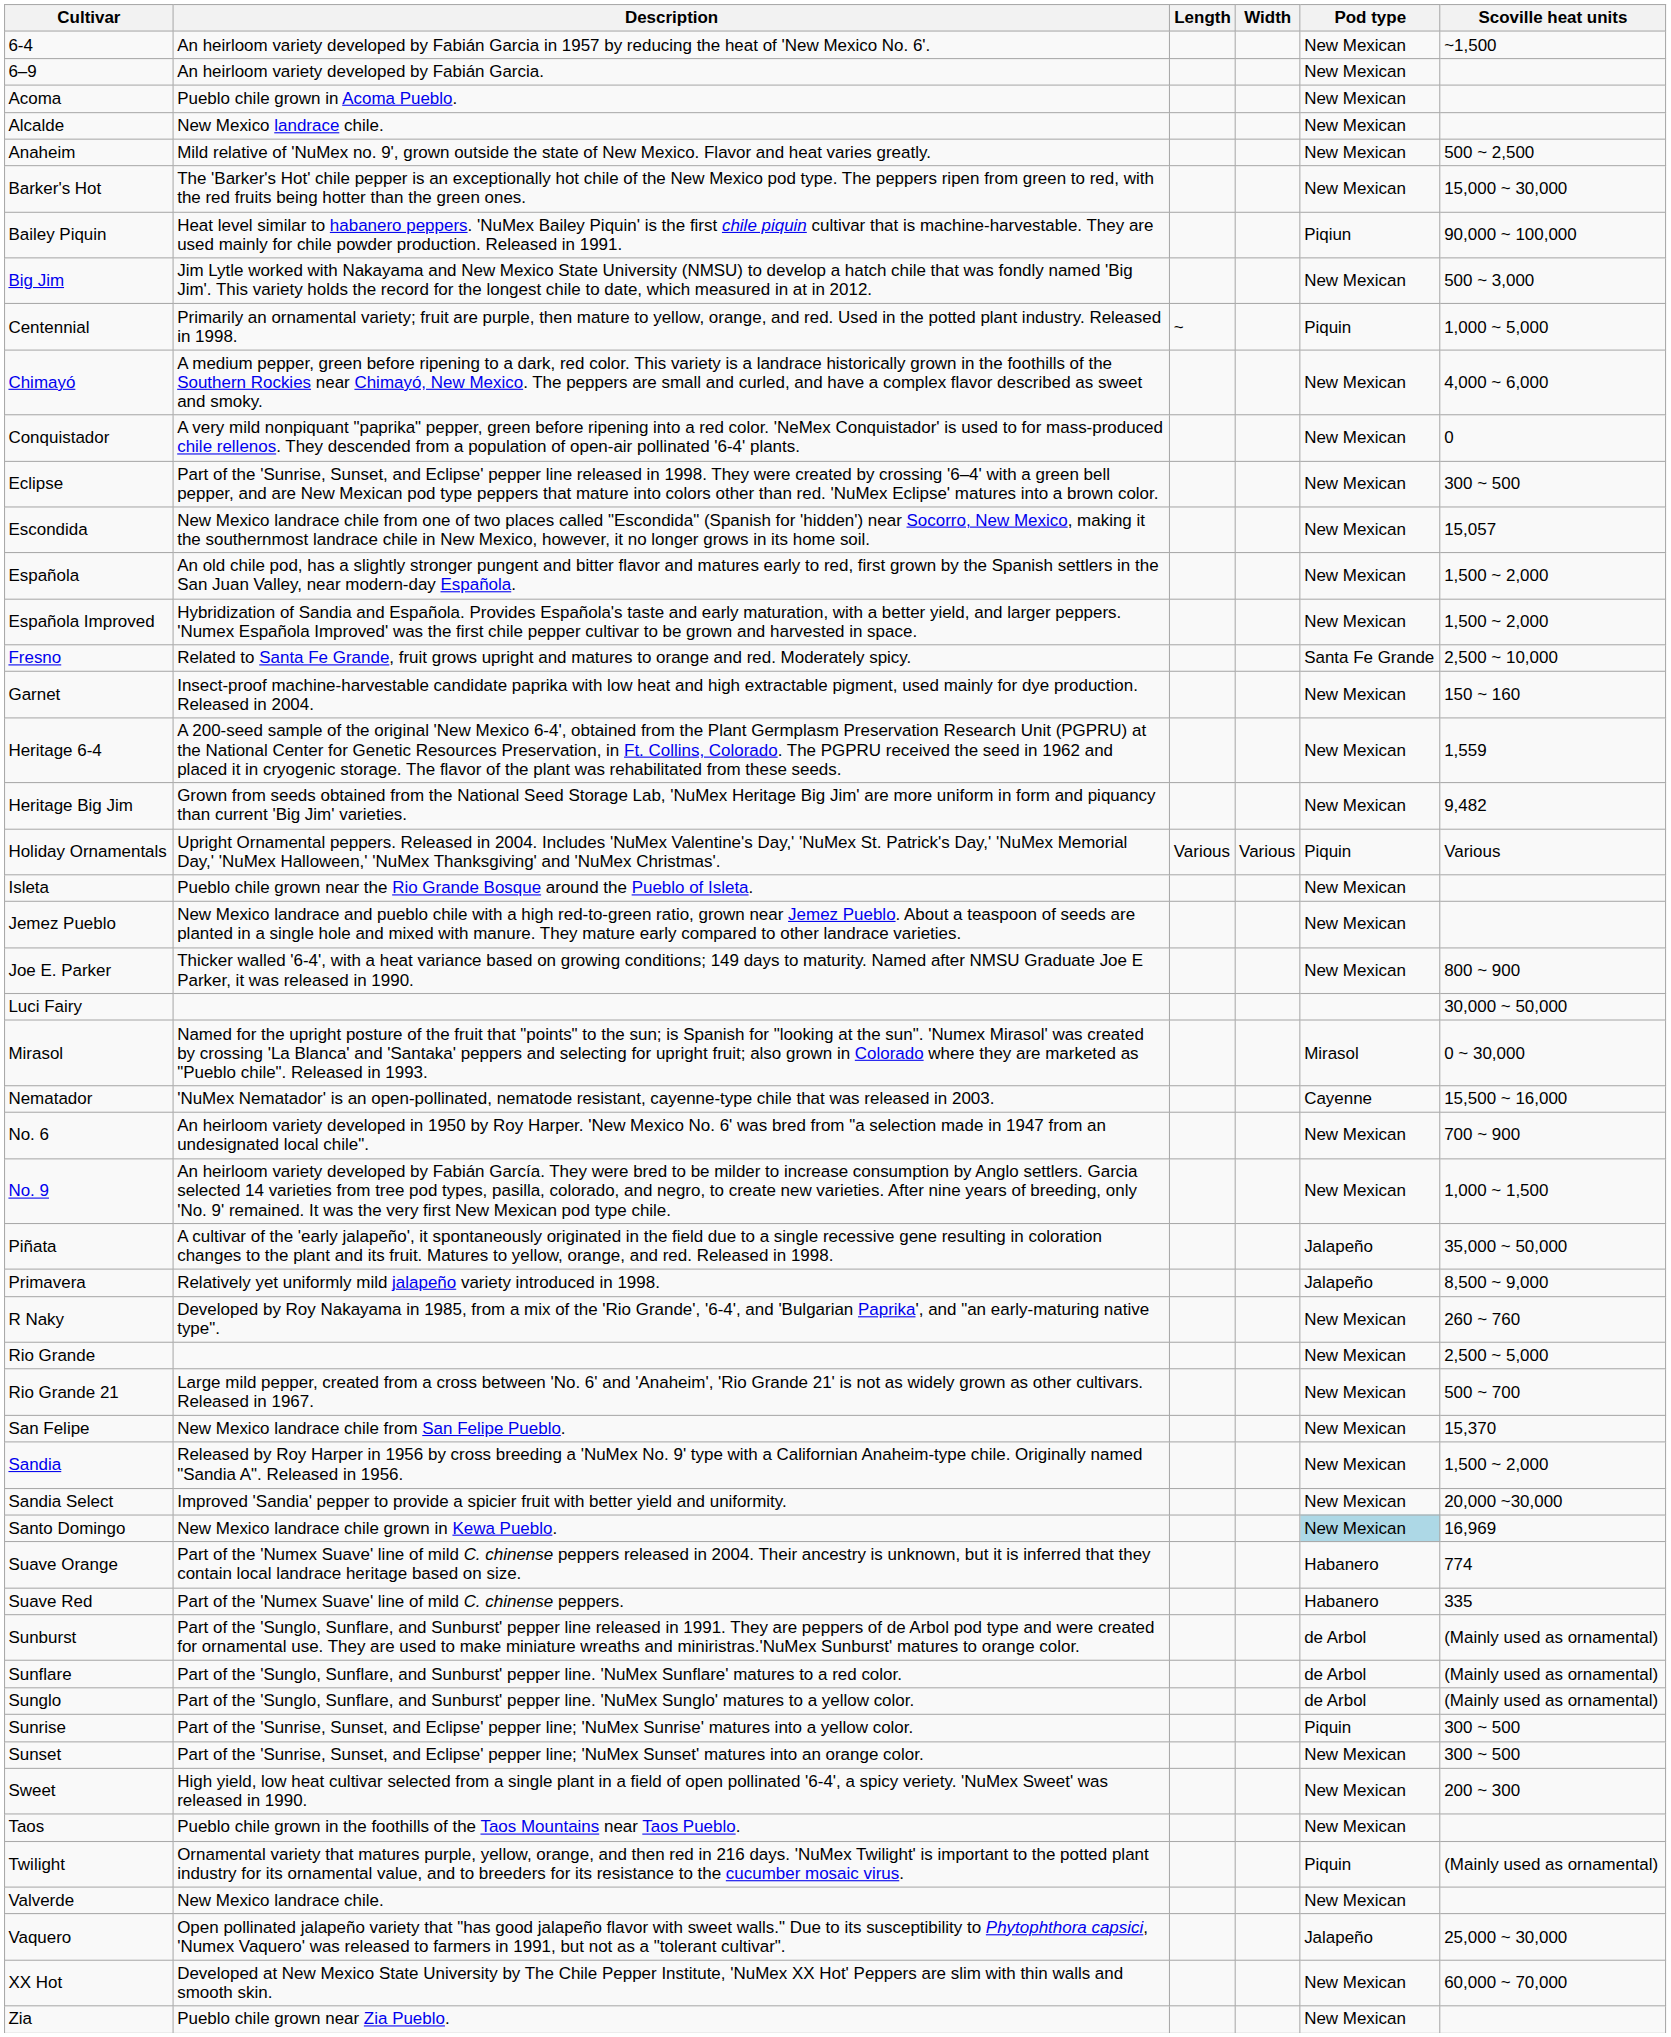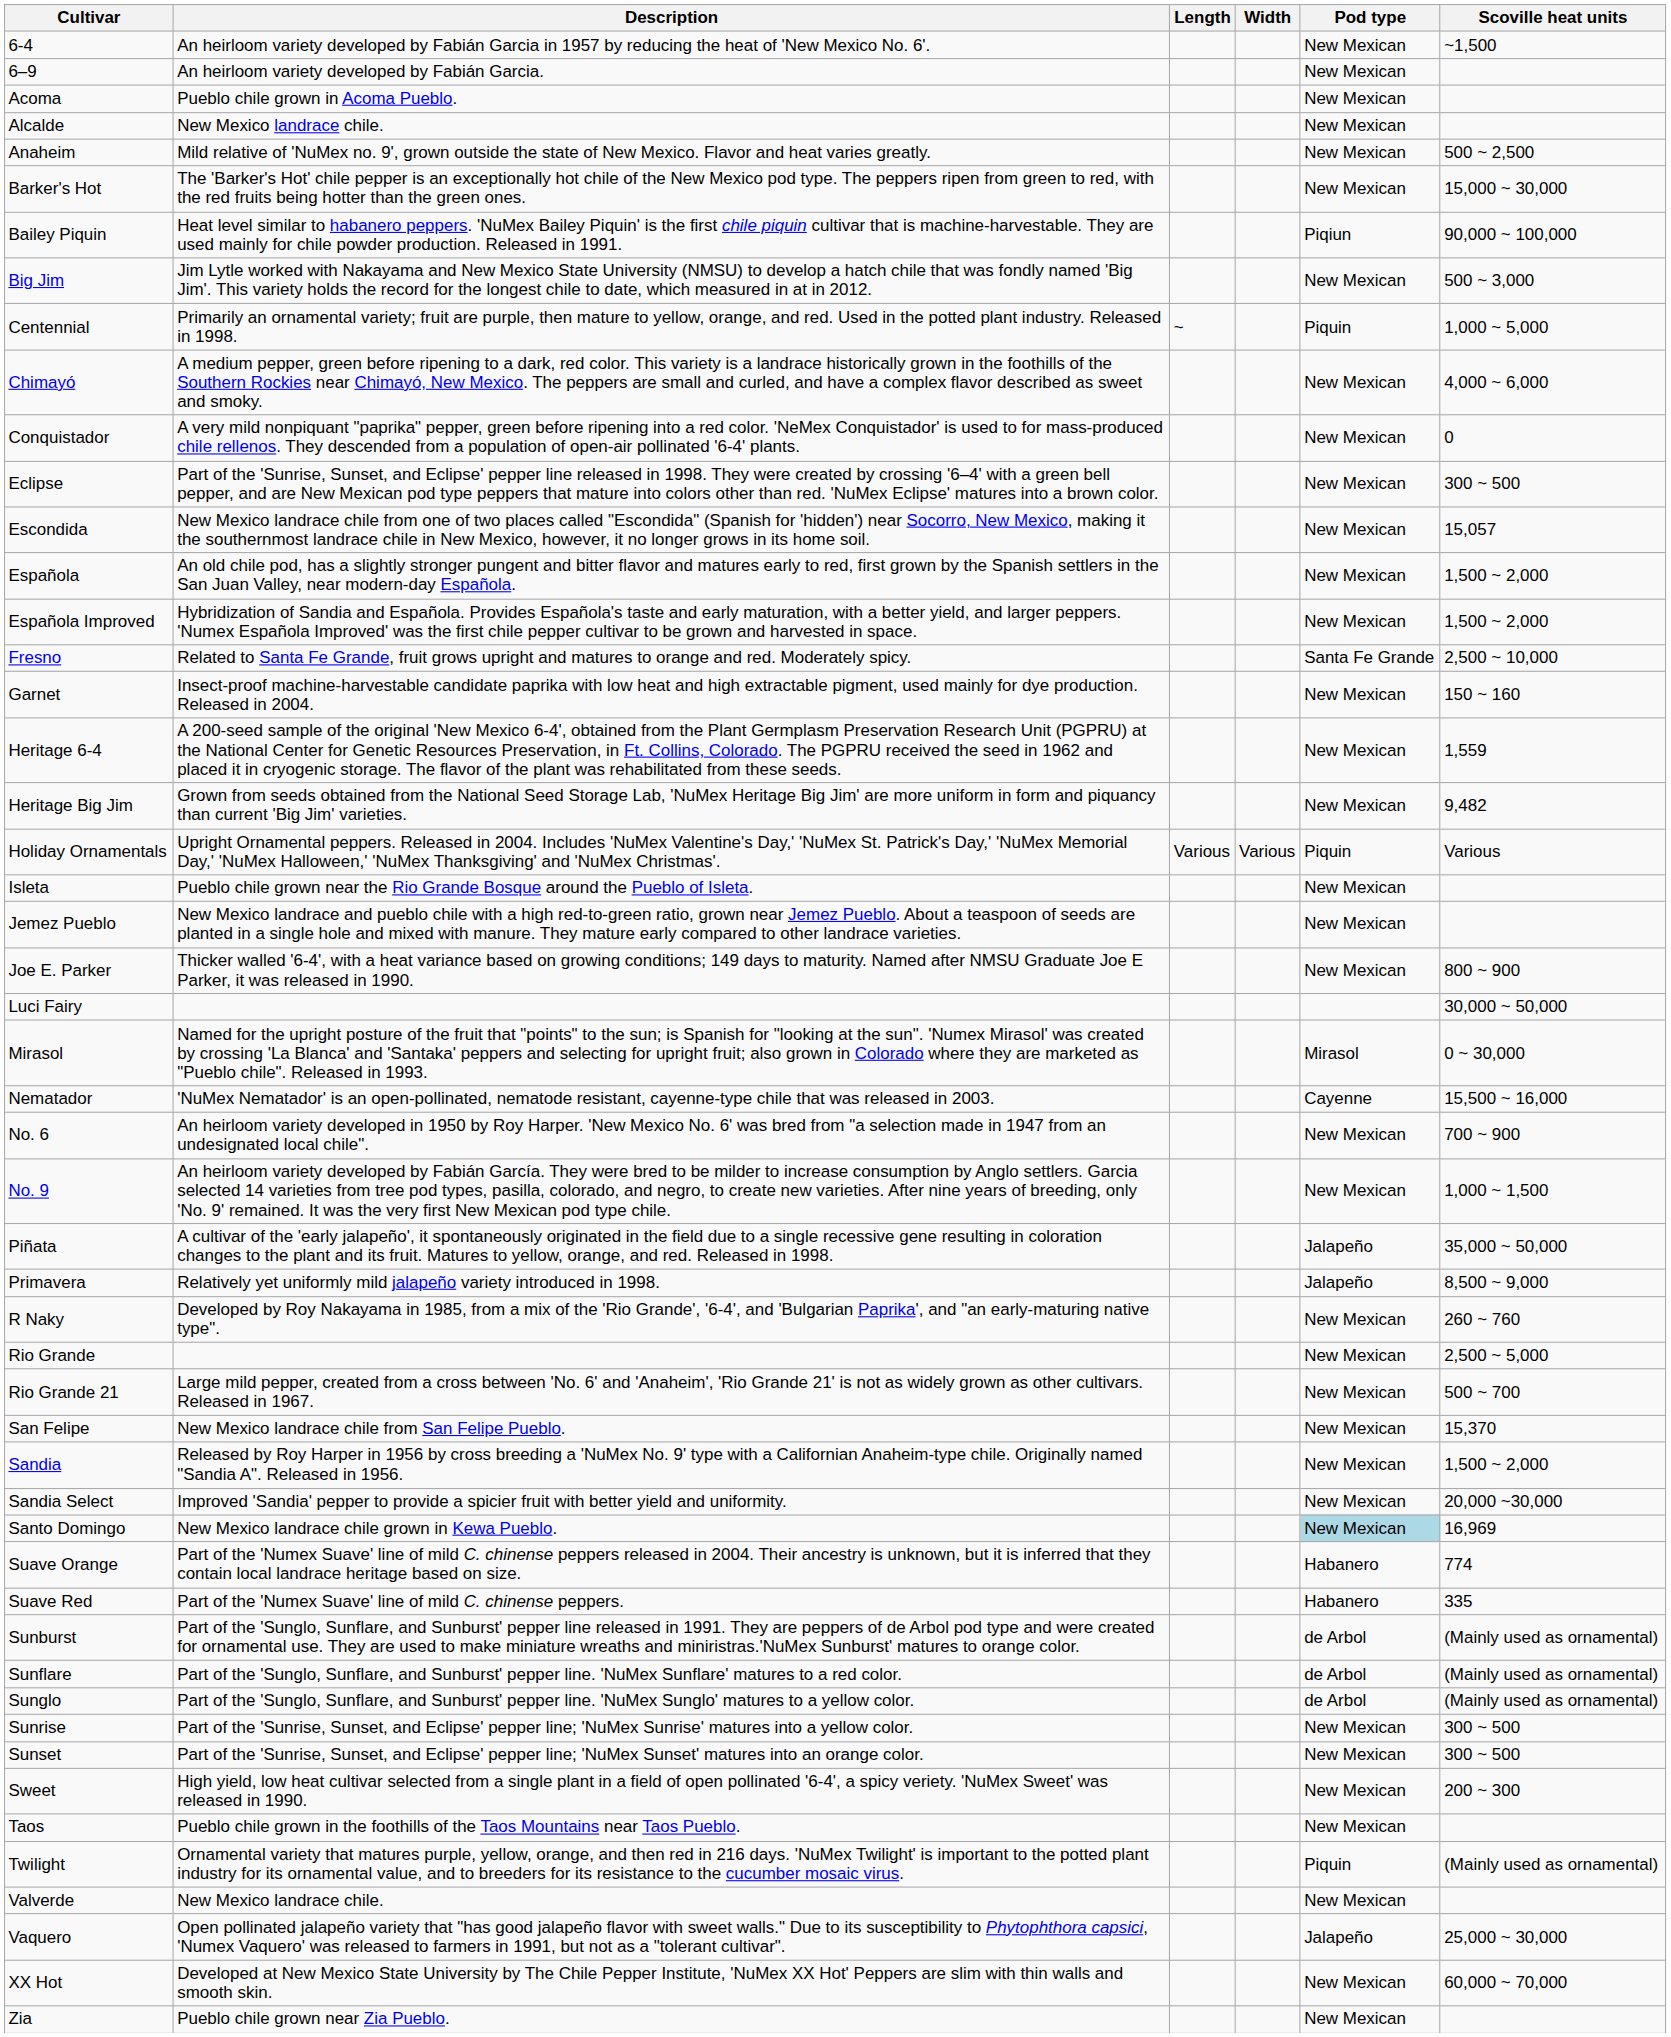(1328, 1727) Piquin -> (1355, 1727) New Mexican
